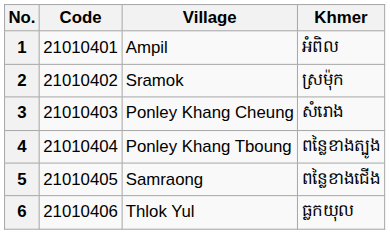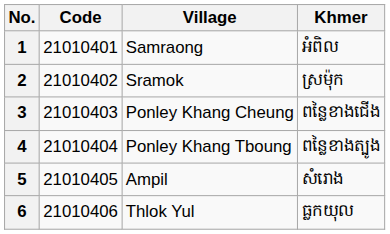(147, 47) Ampil -> (164, 47) Samraong
(323, 112) សំរោង -> (341, 112) ពន្លៃខាងជើង
(164, 179) Samraong -> (147, 179) Ampil
(341, 178) ពន្លៃខាងជើង -> (323, 178) សំរោង
